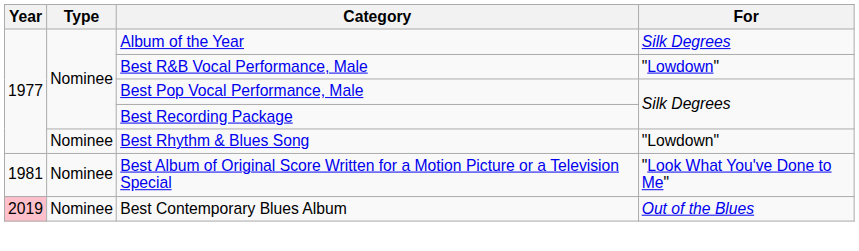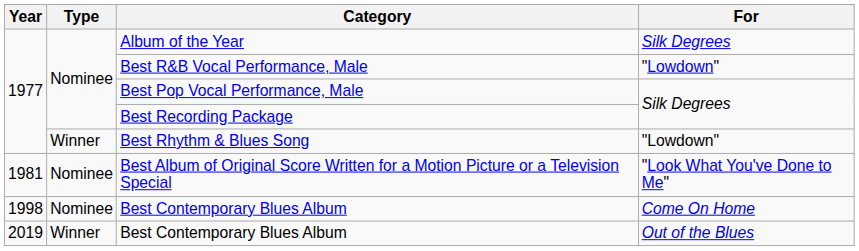(82, 141) Nominee -> (75, 141) Winner
+ row: (233, 208)
(26, 208) pink background -> (26, 233) no background
(82, 208) Nominee -> (75, 233) Winner
